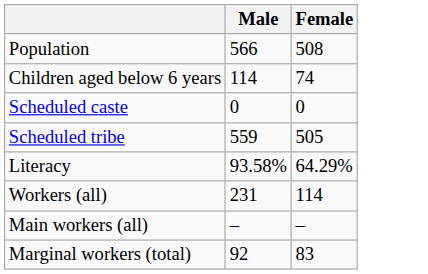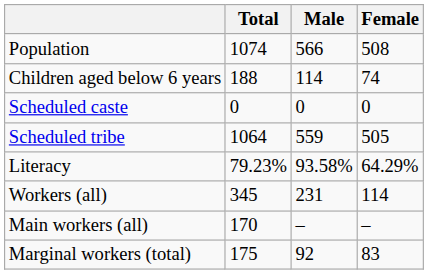+ column: (258, 19)
